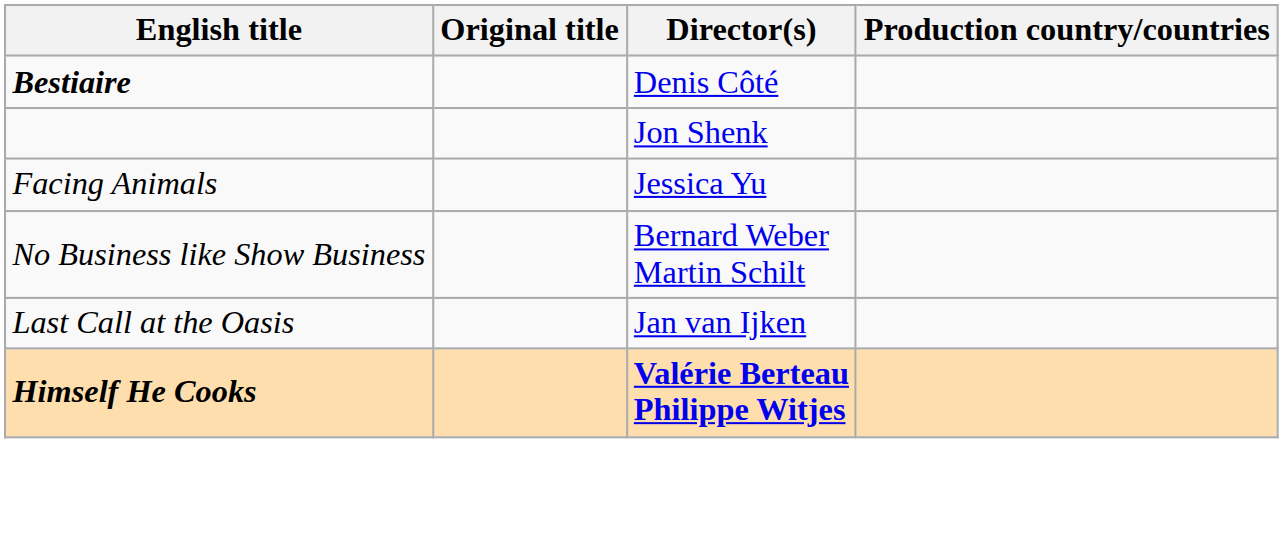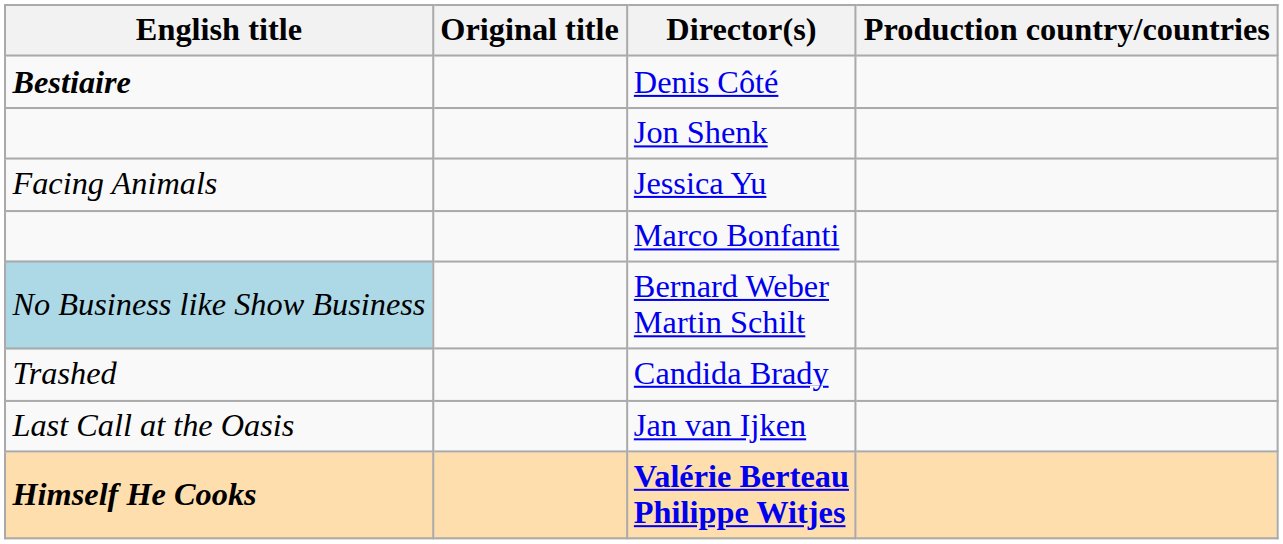+ row: (737, 235)
(219, 253) no background -> (219, 304) lightblue background
+ row: (731, 374)
